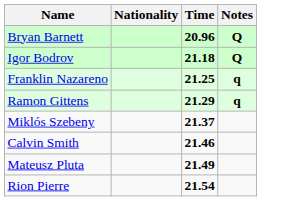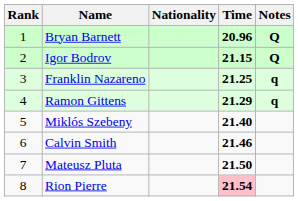+ column: (23, 15)
(200, 57) 21.18 -> (237, 57) 21.15
(200, 121) 21.37 -> (237, 121) 21.40
(200, 164) 21.49 -> (237, 164) 21.50
(200, 185) no background -> (237, 185) pink background
